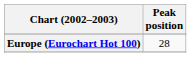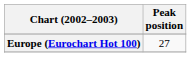(164, 43) 28 -> (164, 43) 27
